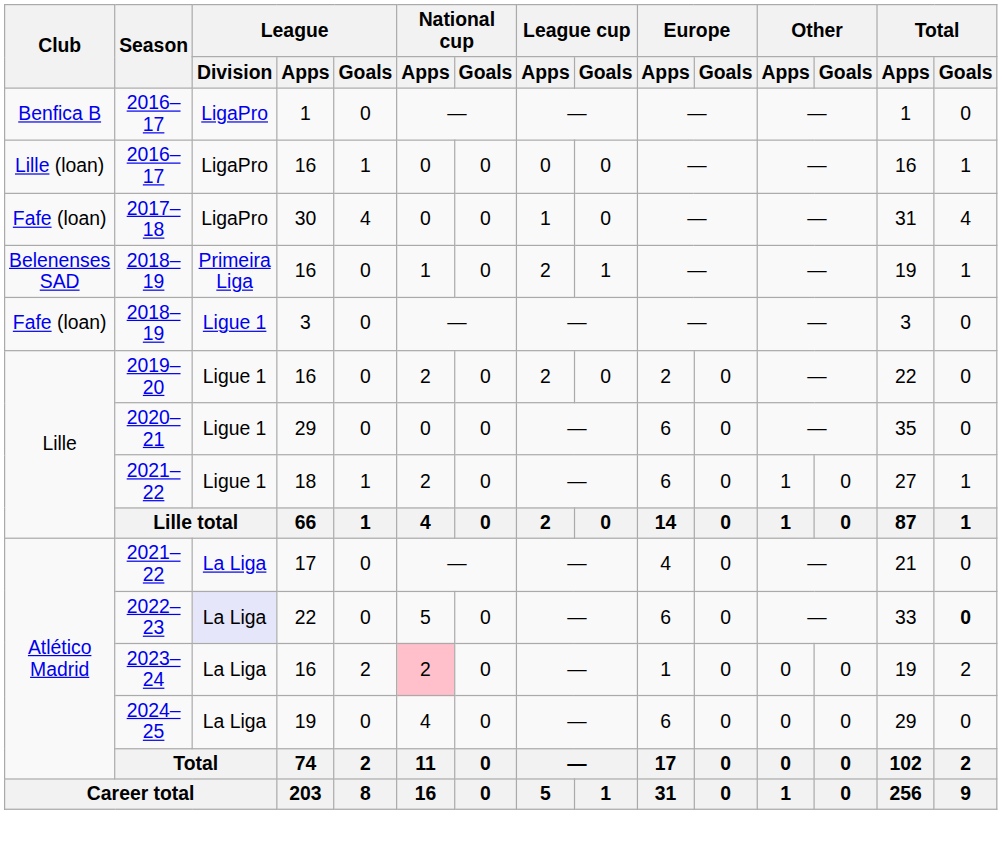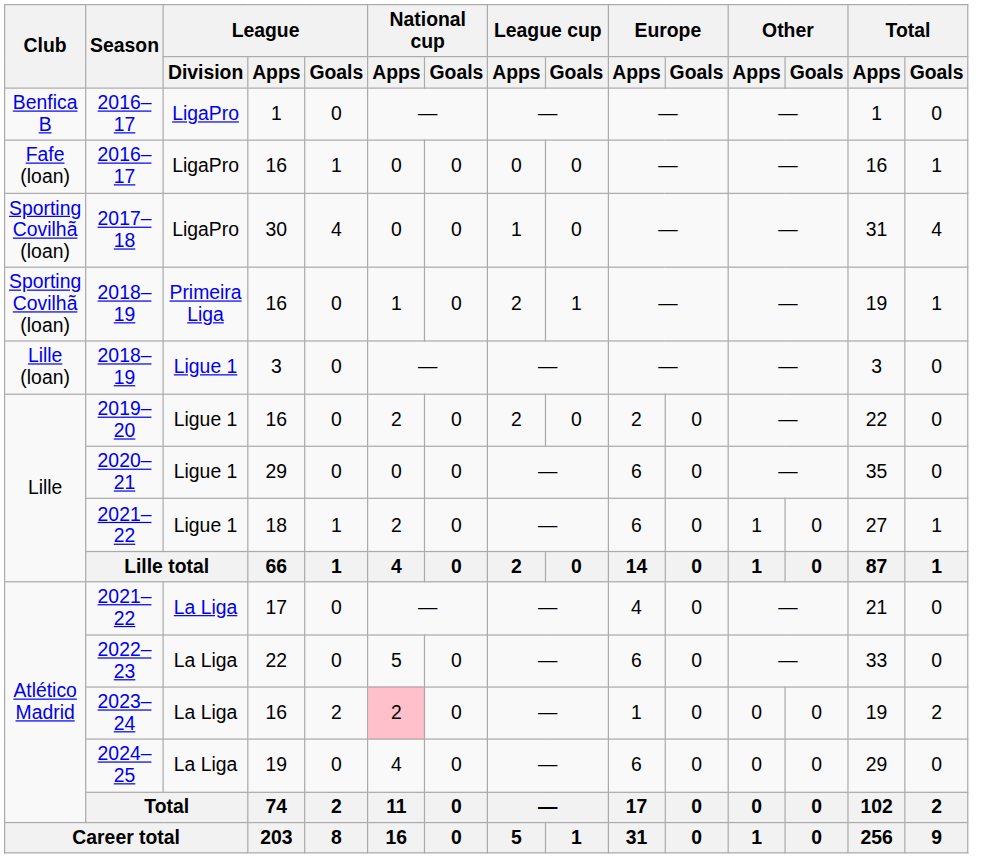(60, 166) Lille (loan) -> (45, 166) Fafe (loan)
(60, 218) Fafe (loan) -> (45, 229) Sporting Covilhã (loan)
(60, 271) Belenenses SAD -> (45, 304) Sporting Covilhã (loan)
(60, 323) Fafe (loan) -> (45, 367) Lille (loan)
(235, 616) lavender background -> (206, 660) no background
(966, 616) bold -> (937, 660) normal
